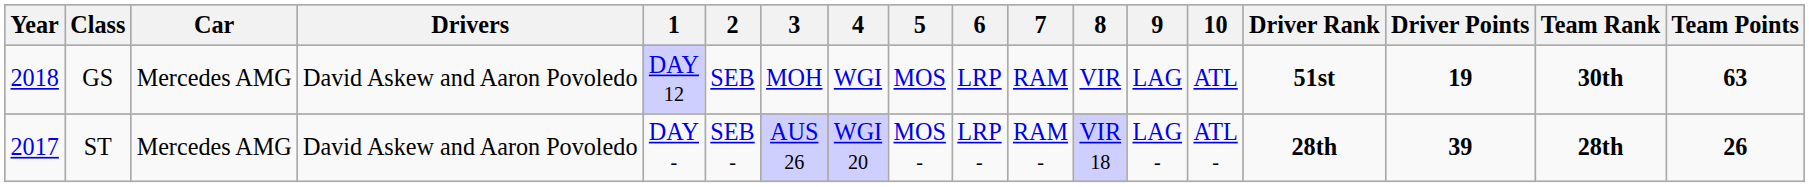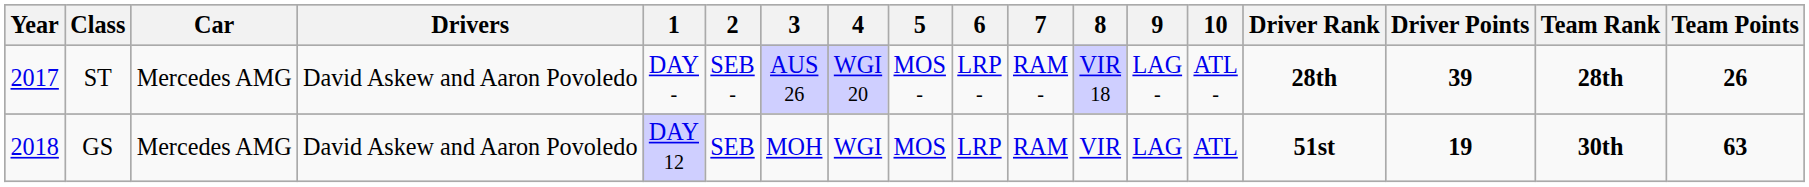rows swapped: (98, 147) <-> (98, 79)
